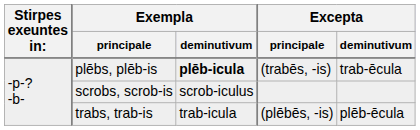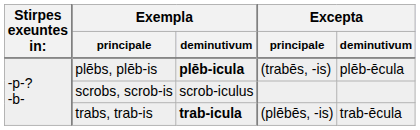(371, 69) trab-ēcula -> (372, 69) plēb-ēcula
(208, 113) normal -> (210, 113) bold
(372, 113) plēb-ēcula -> (371, 113) trab-ēcula
